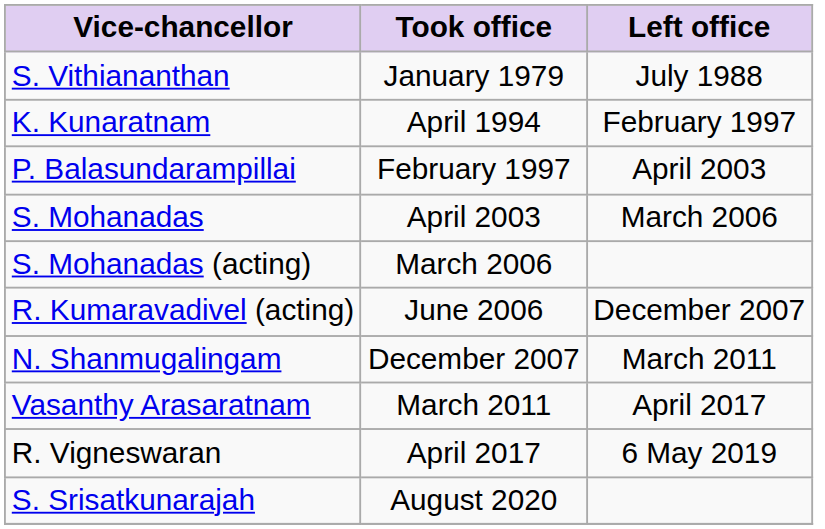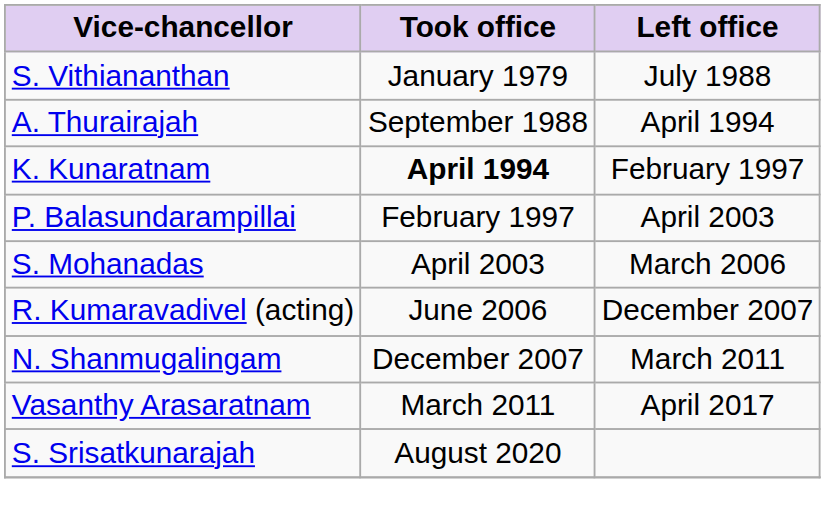+ row: (105, 122)
(474, 122) normal -> (478, 169) bold
- row: (162, 264)
- row: (117, 452)
